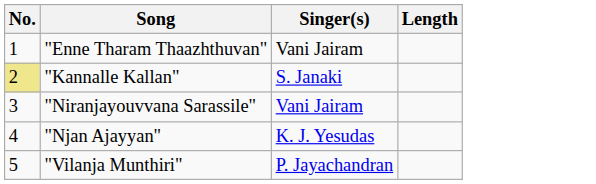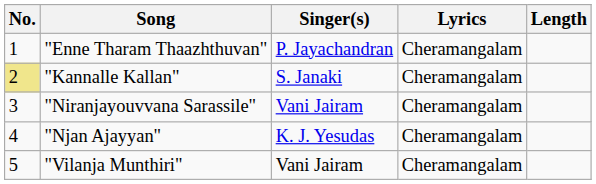+ column: (462, 19)
(319, 48) Vani Jairam -> (334, 48) P. Jayachandran
(334, 164) P. Jayachandran -> (319, 164) Vani Jairam
